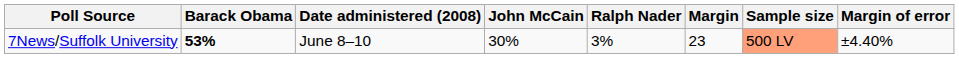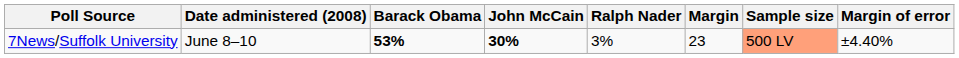columns swapped: (390, 16) <-> (238, 16)
(504, 41) normal -> (504, 41) bold
